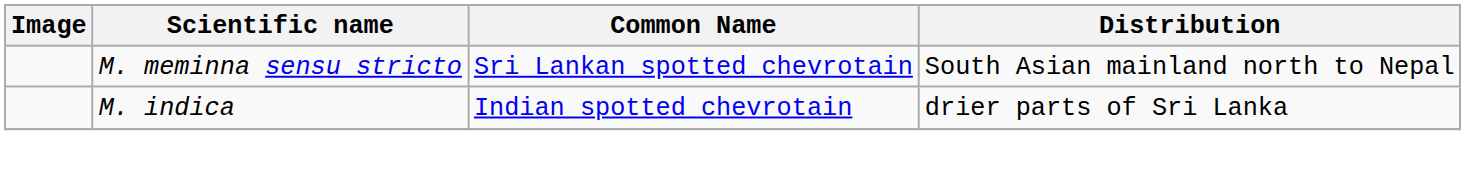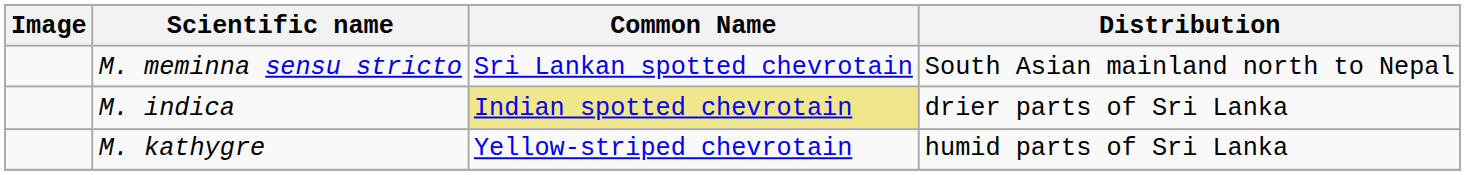(663, 108) no background -> (663, 108) khaki background
+ row: (182, 149)
